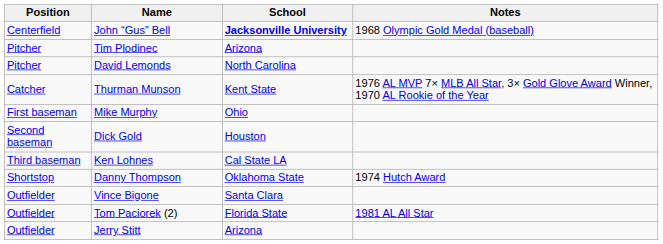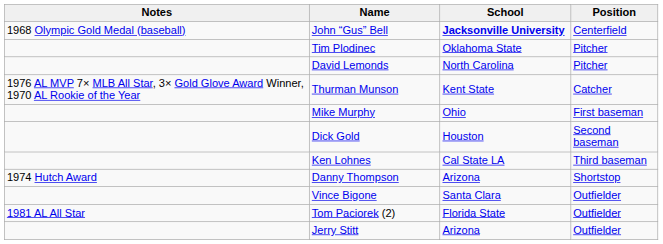columns swapped: (48, 13) <-> (505, 13)
(243, 48) Arizona -> (482, 48) Oklahoma State
(264, 178) Oklahoma State -> (461, 178) Arizona
